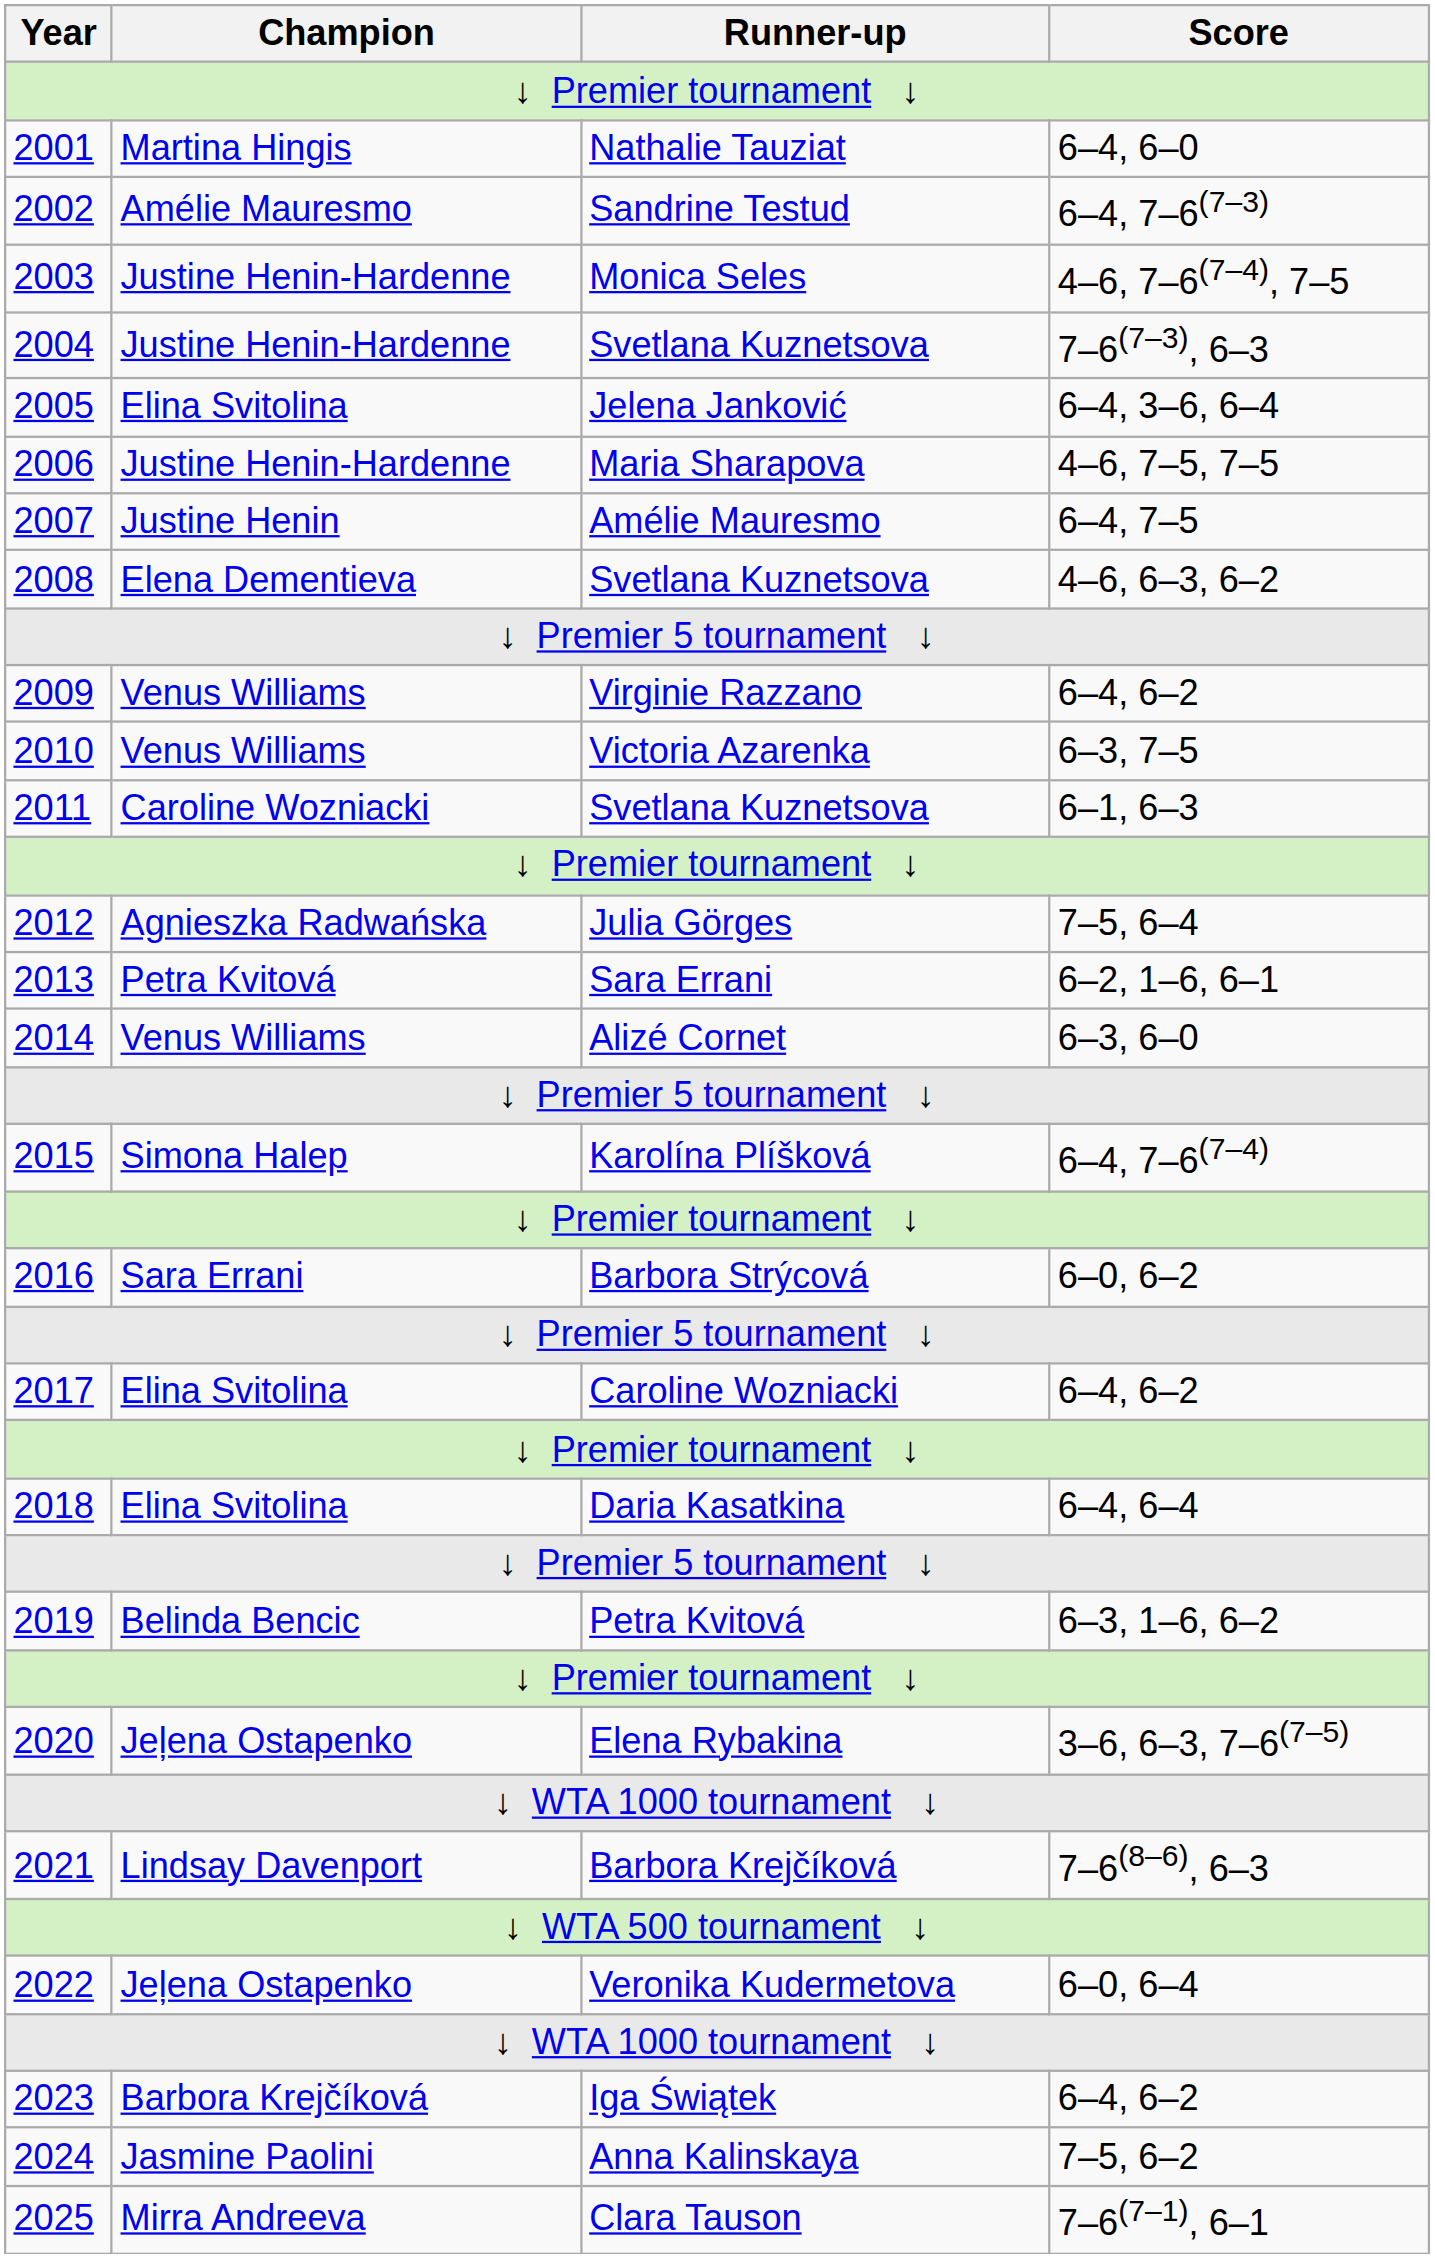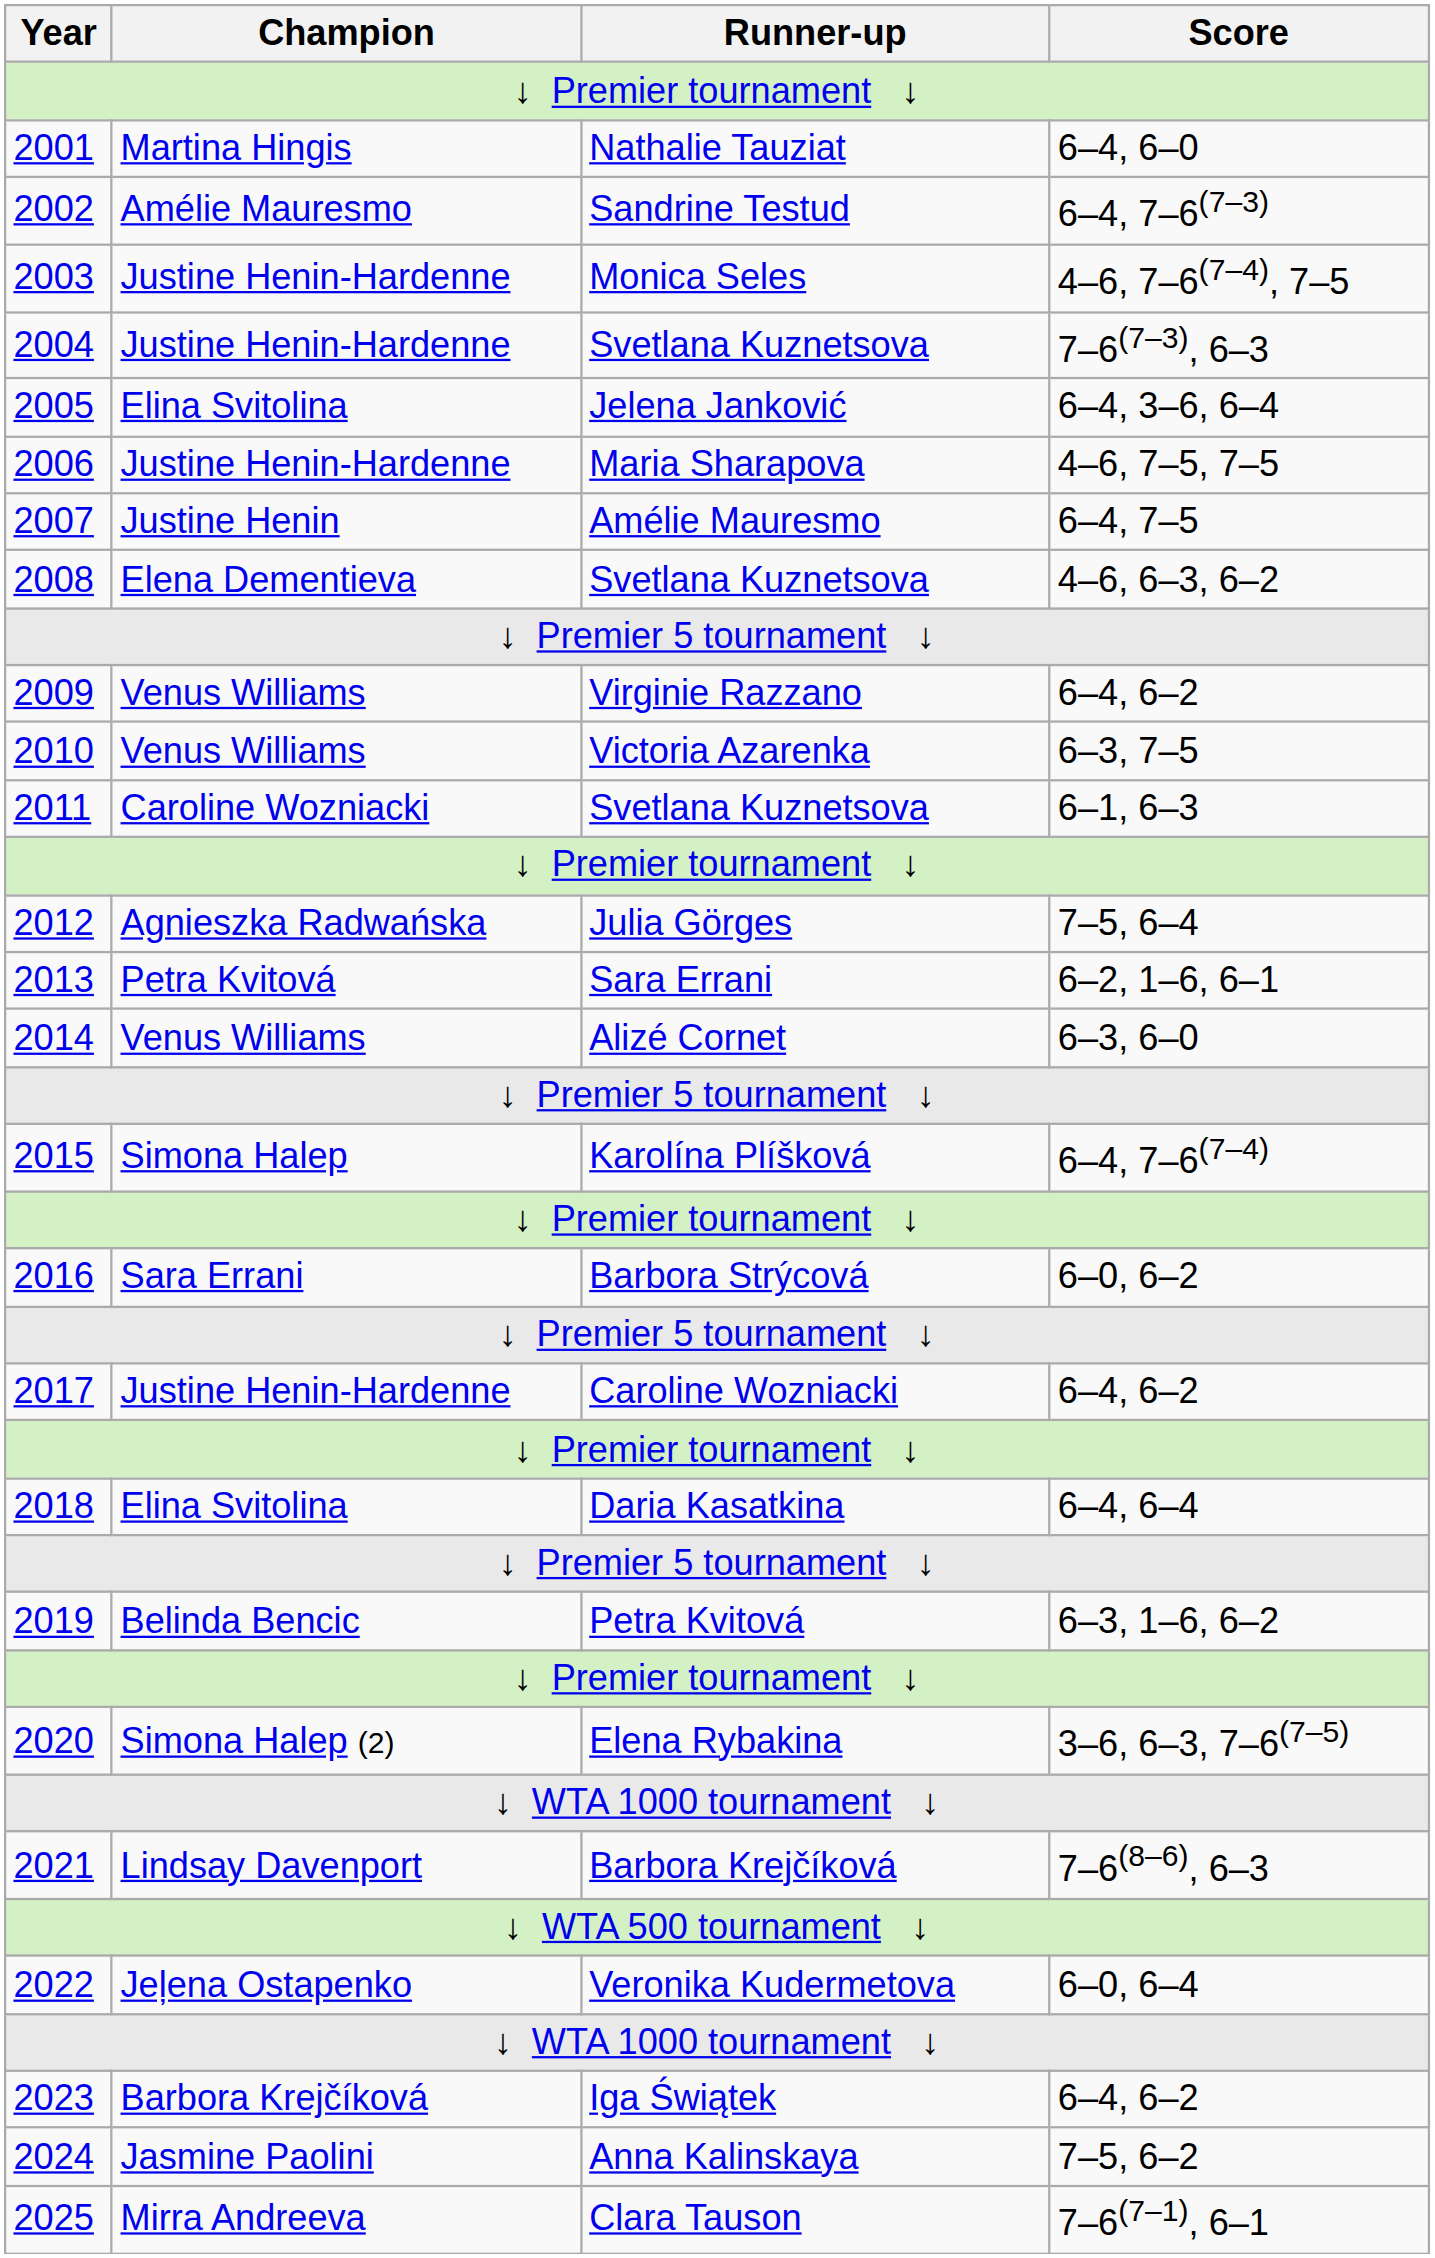(234, 1391) Elina Svitolina -> (316, 1391) Justine Henin-Hardenne
(266, 1740) Jeļena Ostapenko -> (258, 1740) Simona Halep (2)
